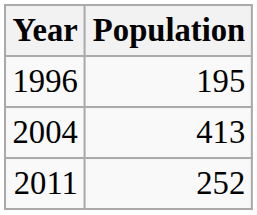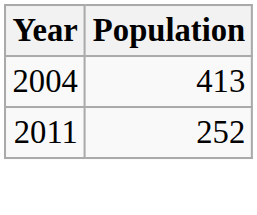- row: (45, 81)
